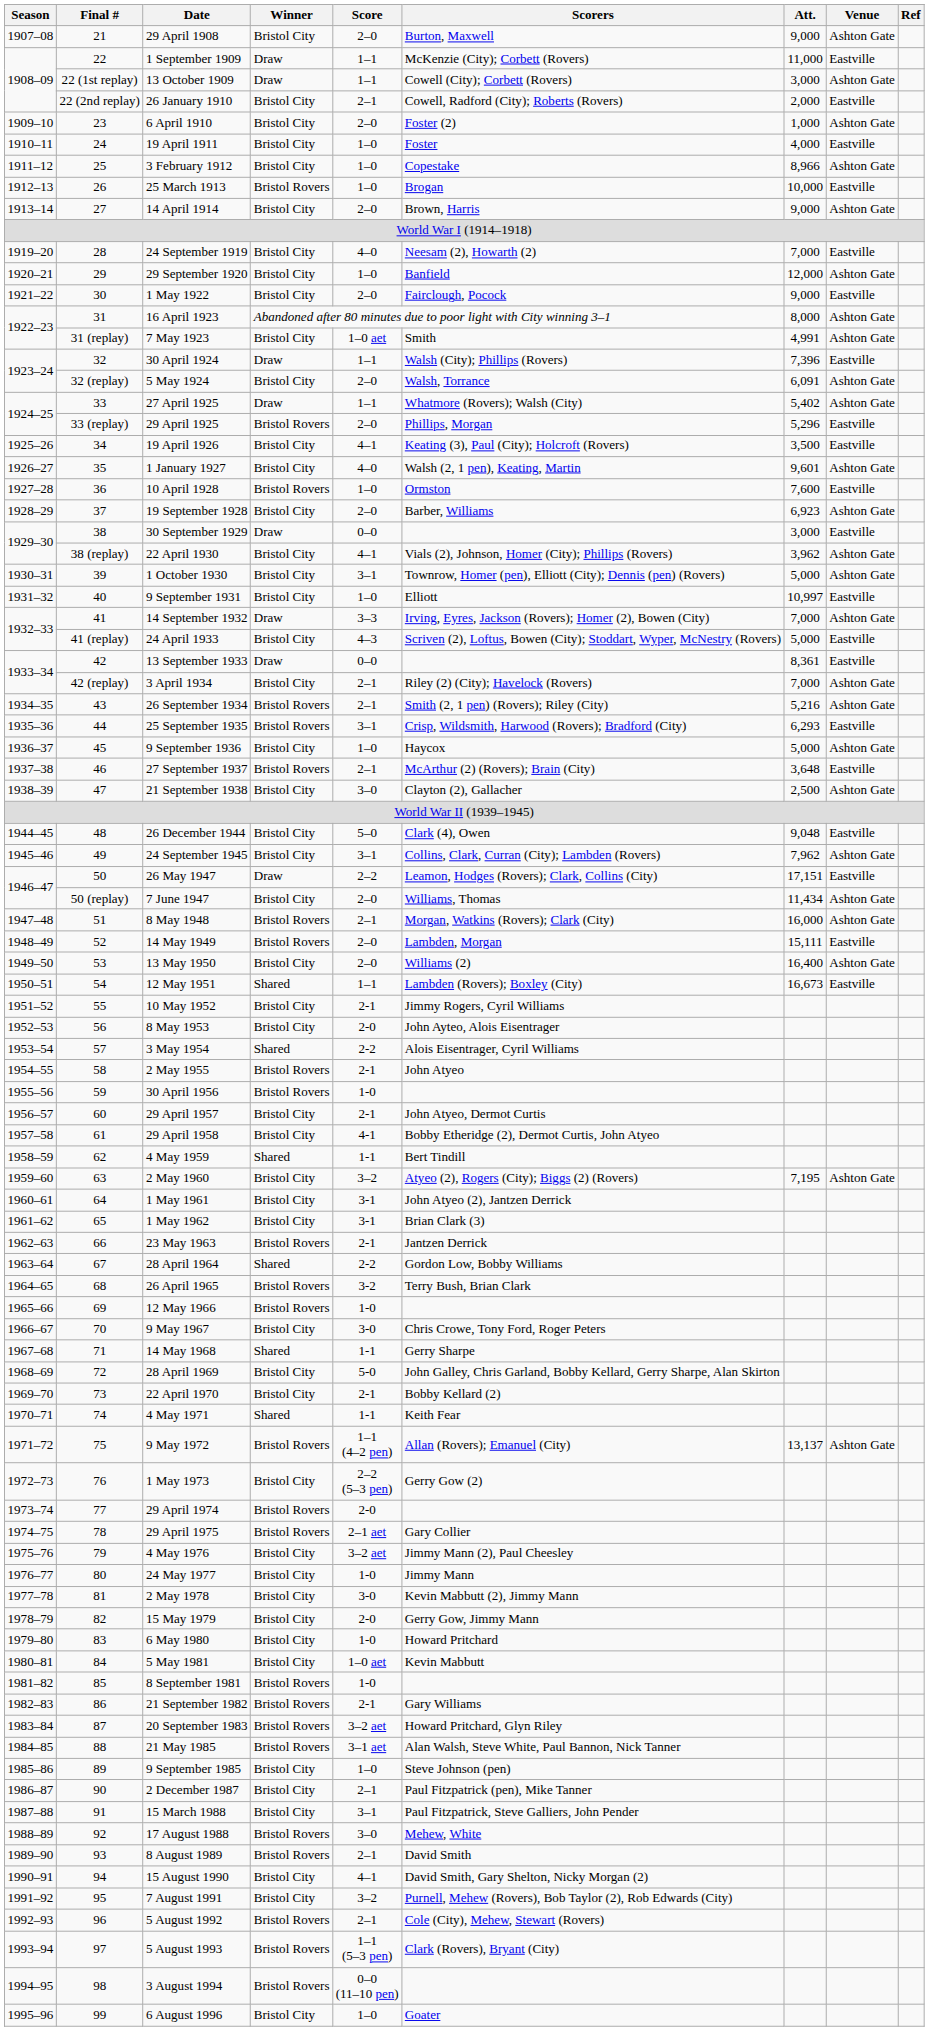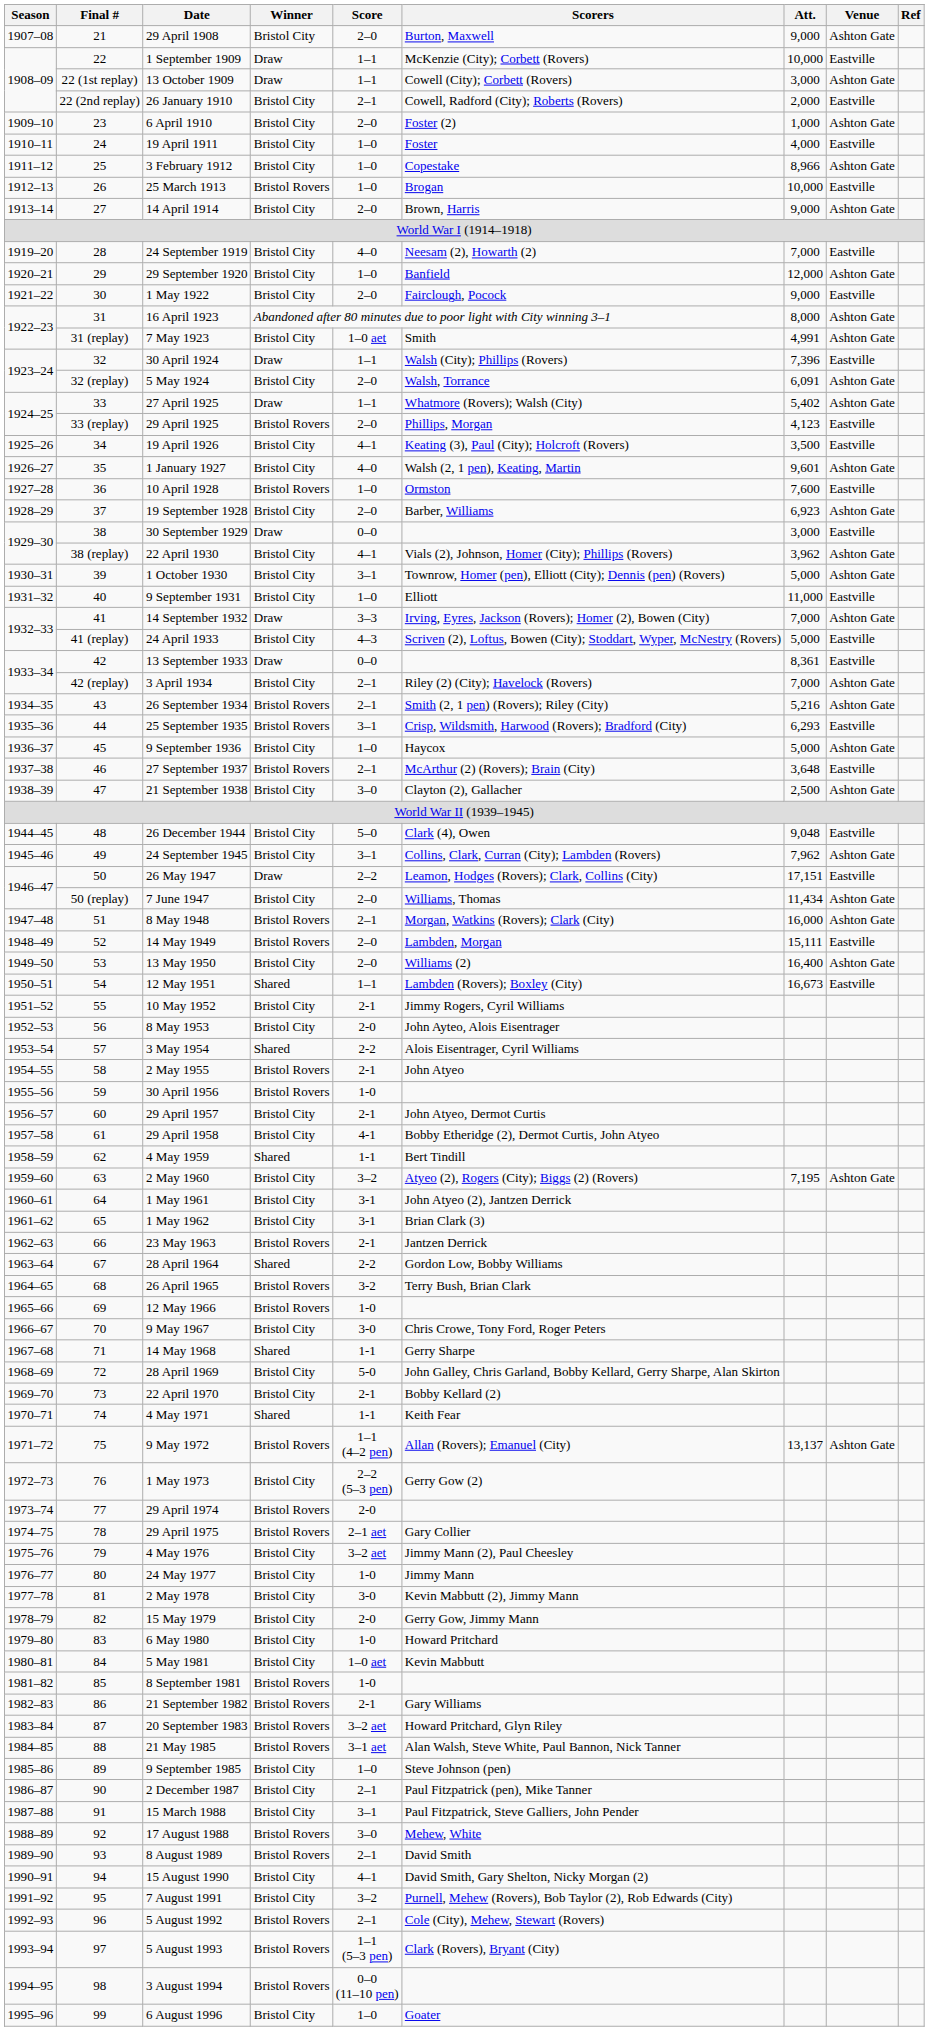(805, 57) 11,000 -> (805, 57) 10,000
(805, 424) 5,296 -> (805, 424) 4,123
(805, 596) 10,997 -> (805, 596) 11,000
